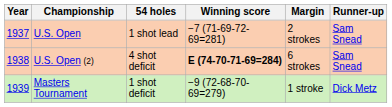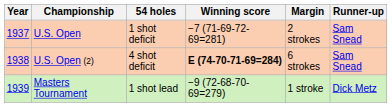(153, 34) 1 shot lead -> (142, 34) 1 shot deficit
(142, 88) 1 shot deficit -> (153, 88) 1 shot lead
